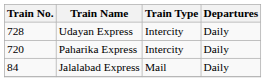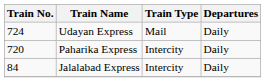(15, 31) 728 -> (15, 31) 724
(164, 31) Intercity -> (156, 31) Mail
(156, 67) Mail -> (164, 67) Intercity
